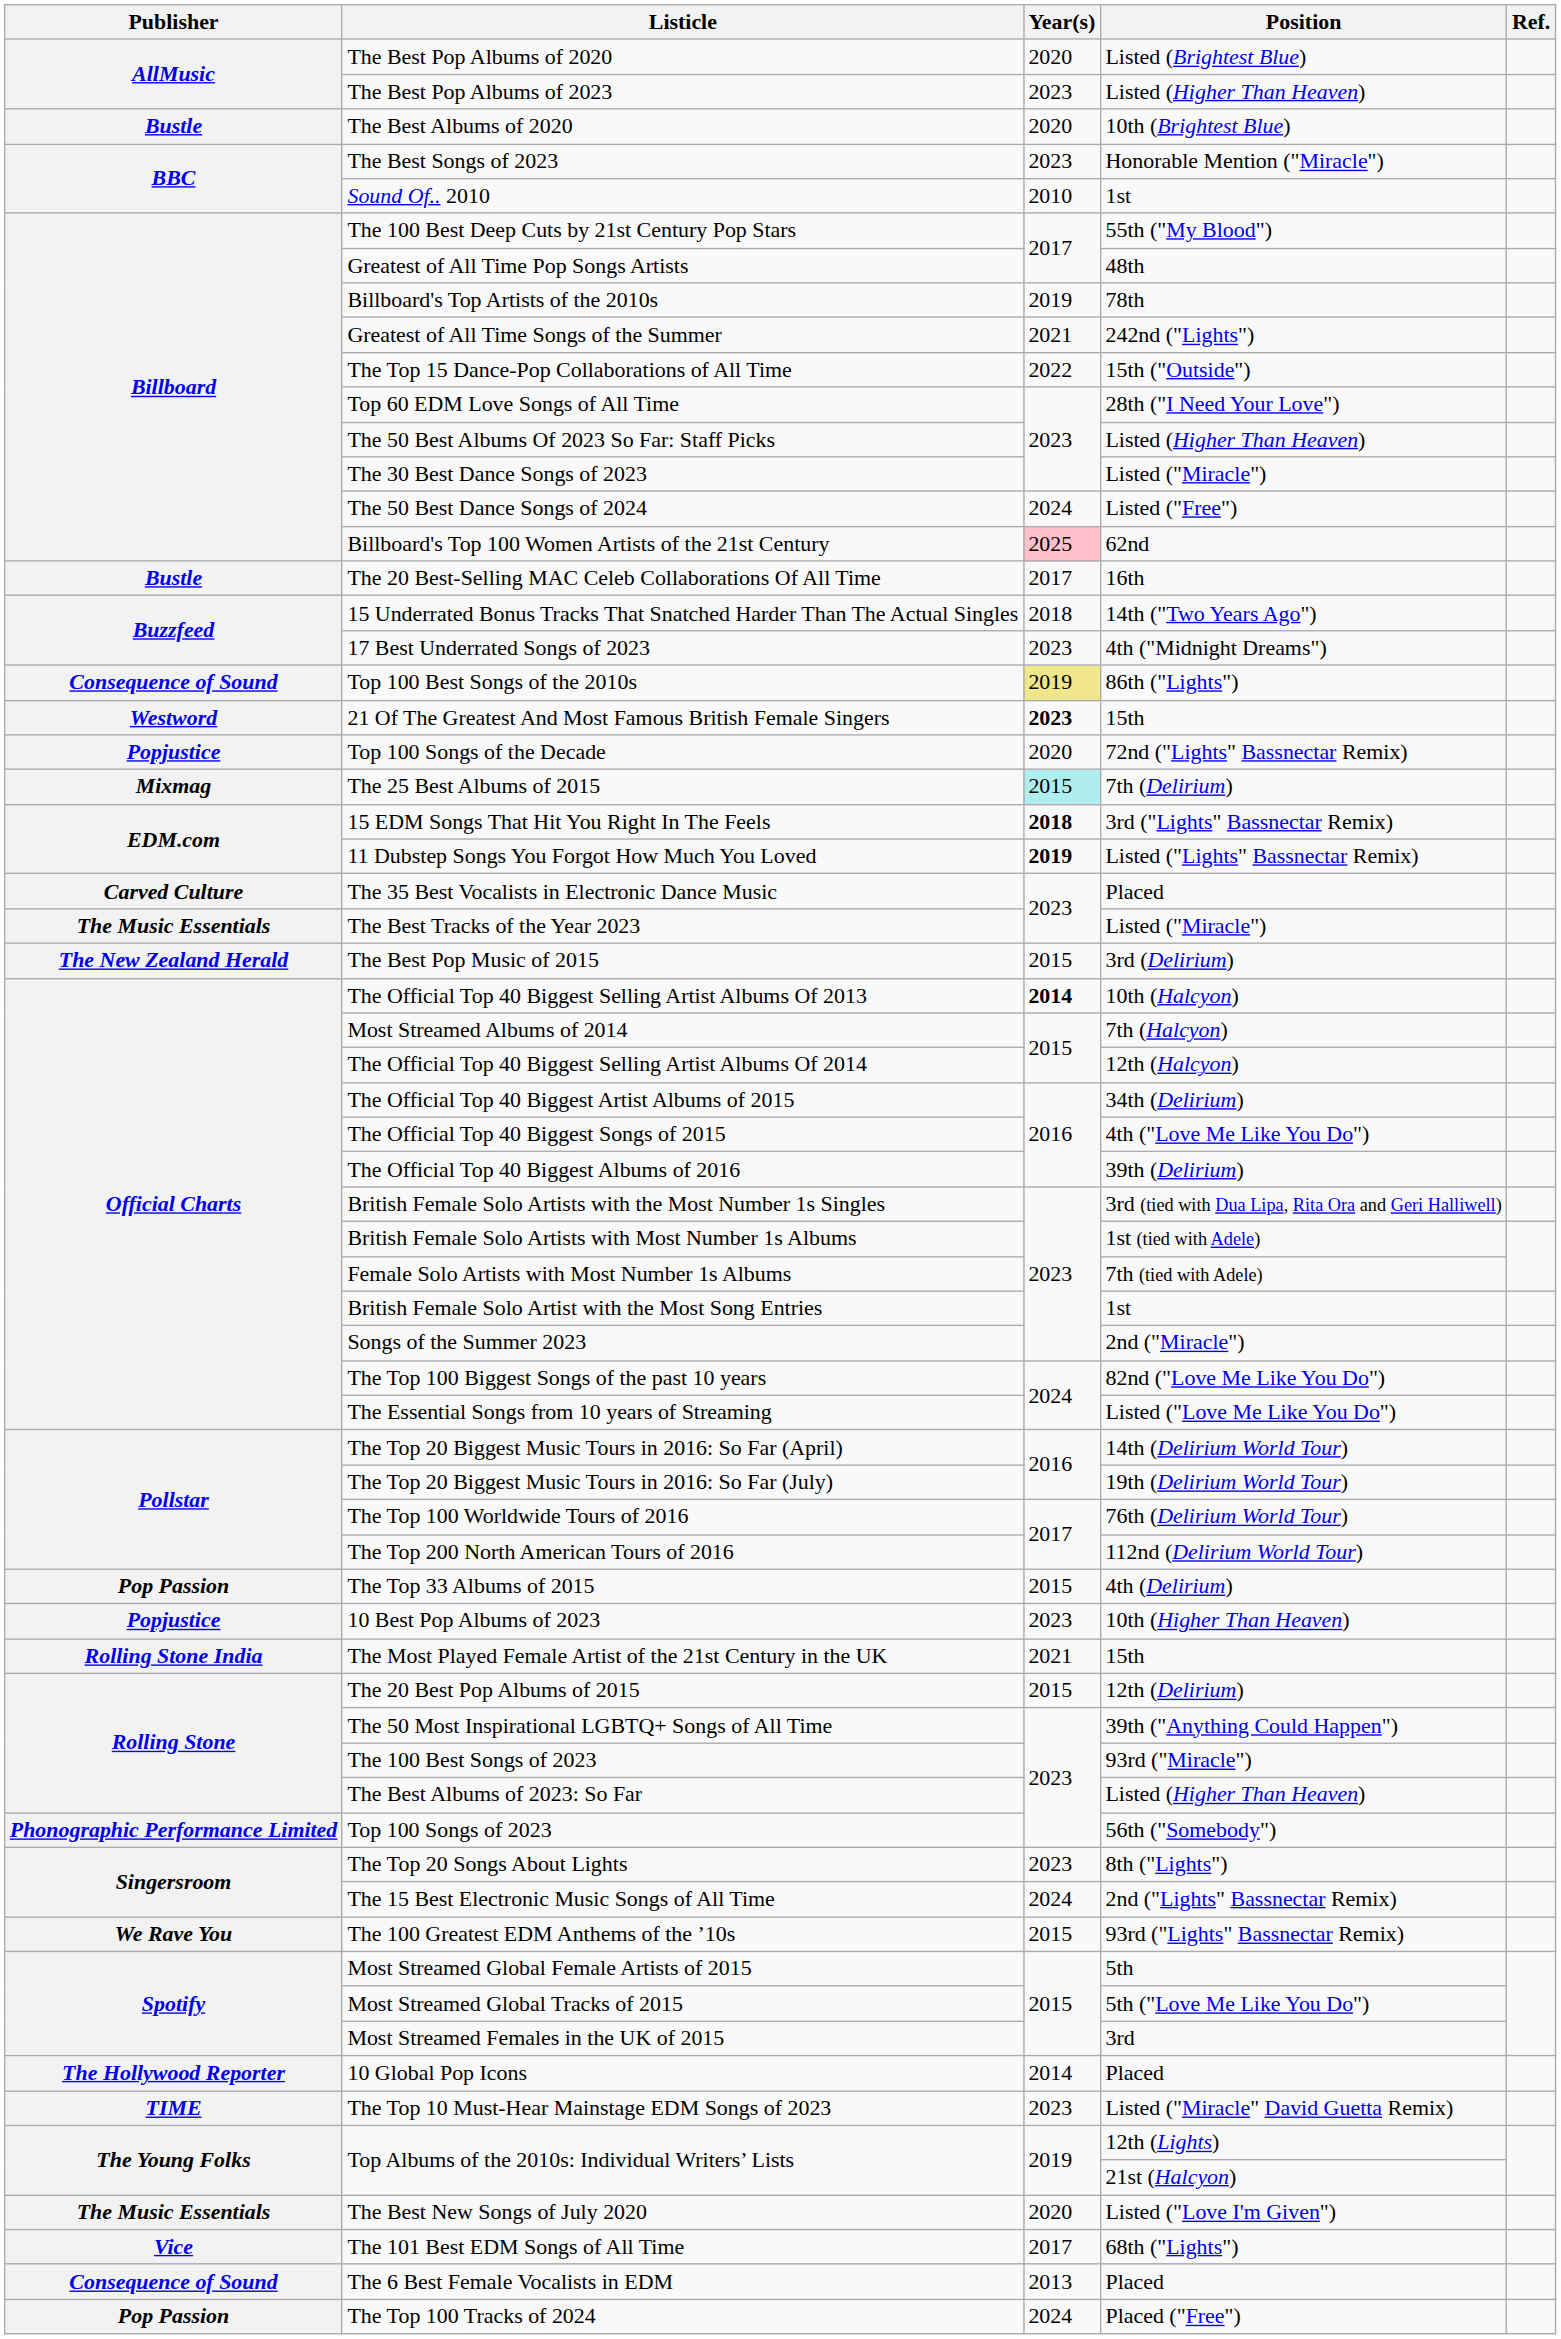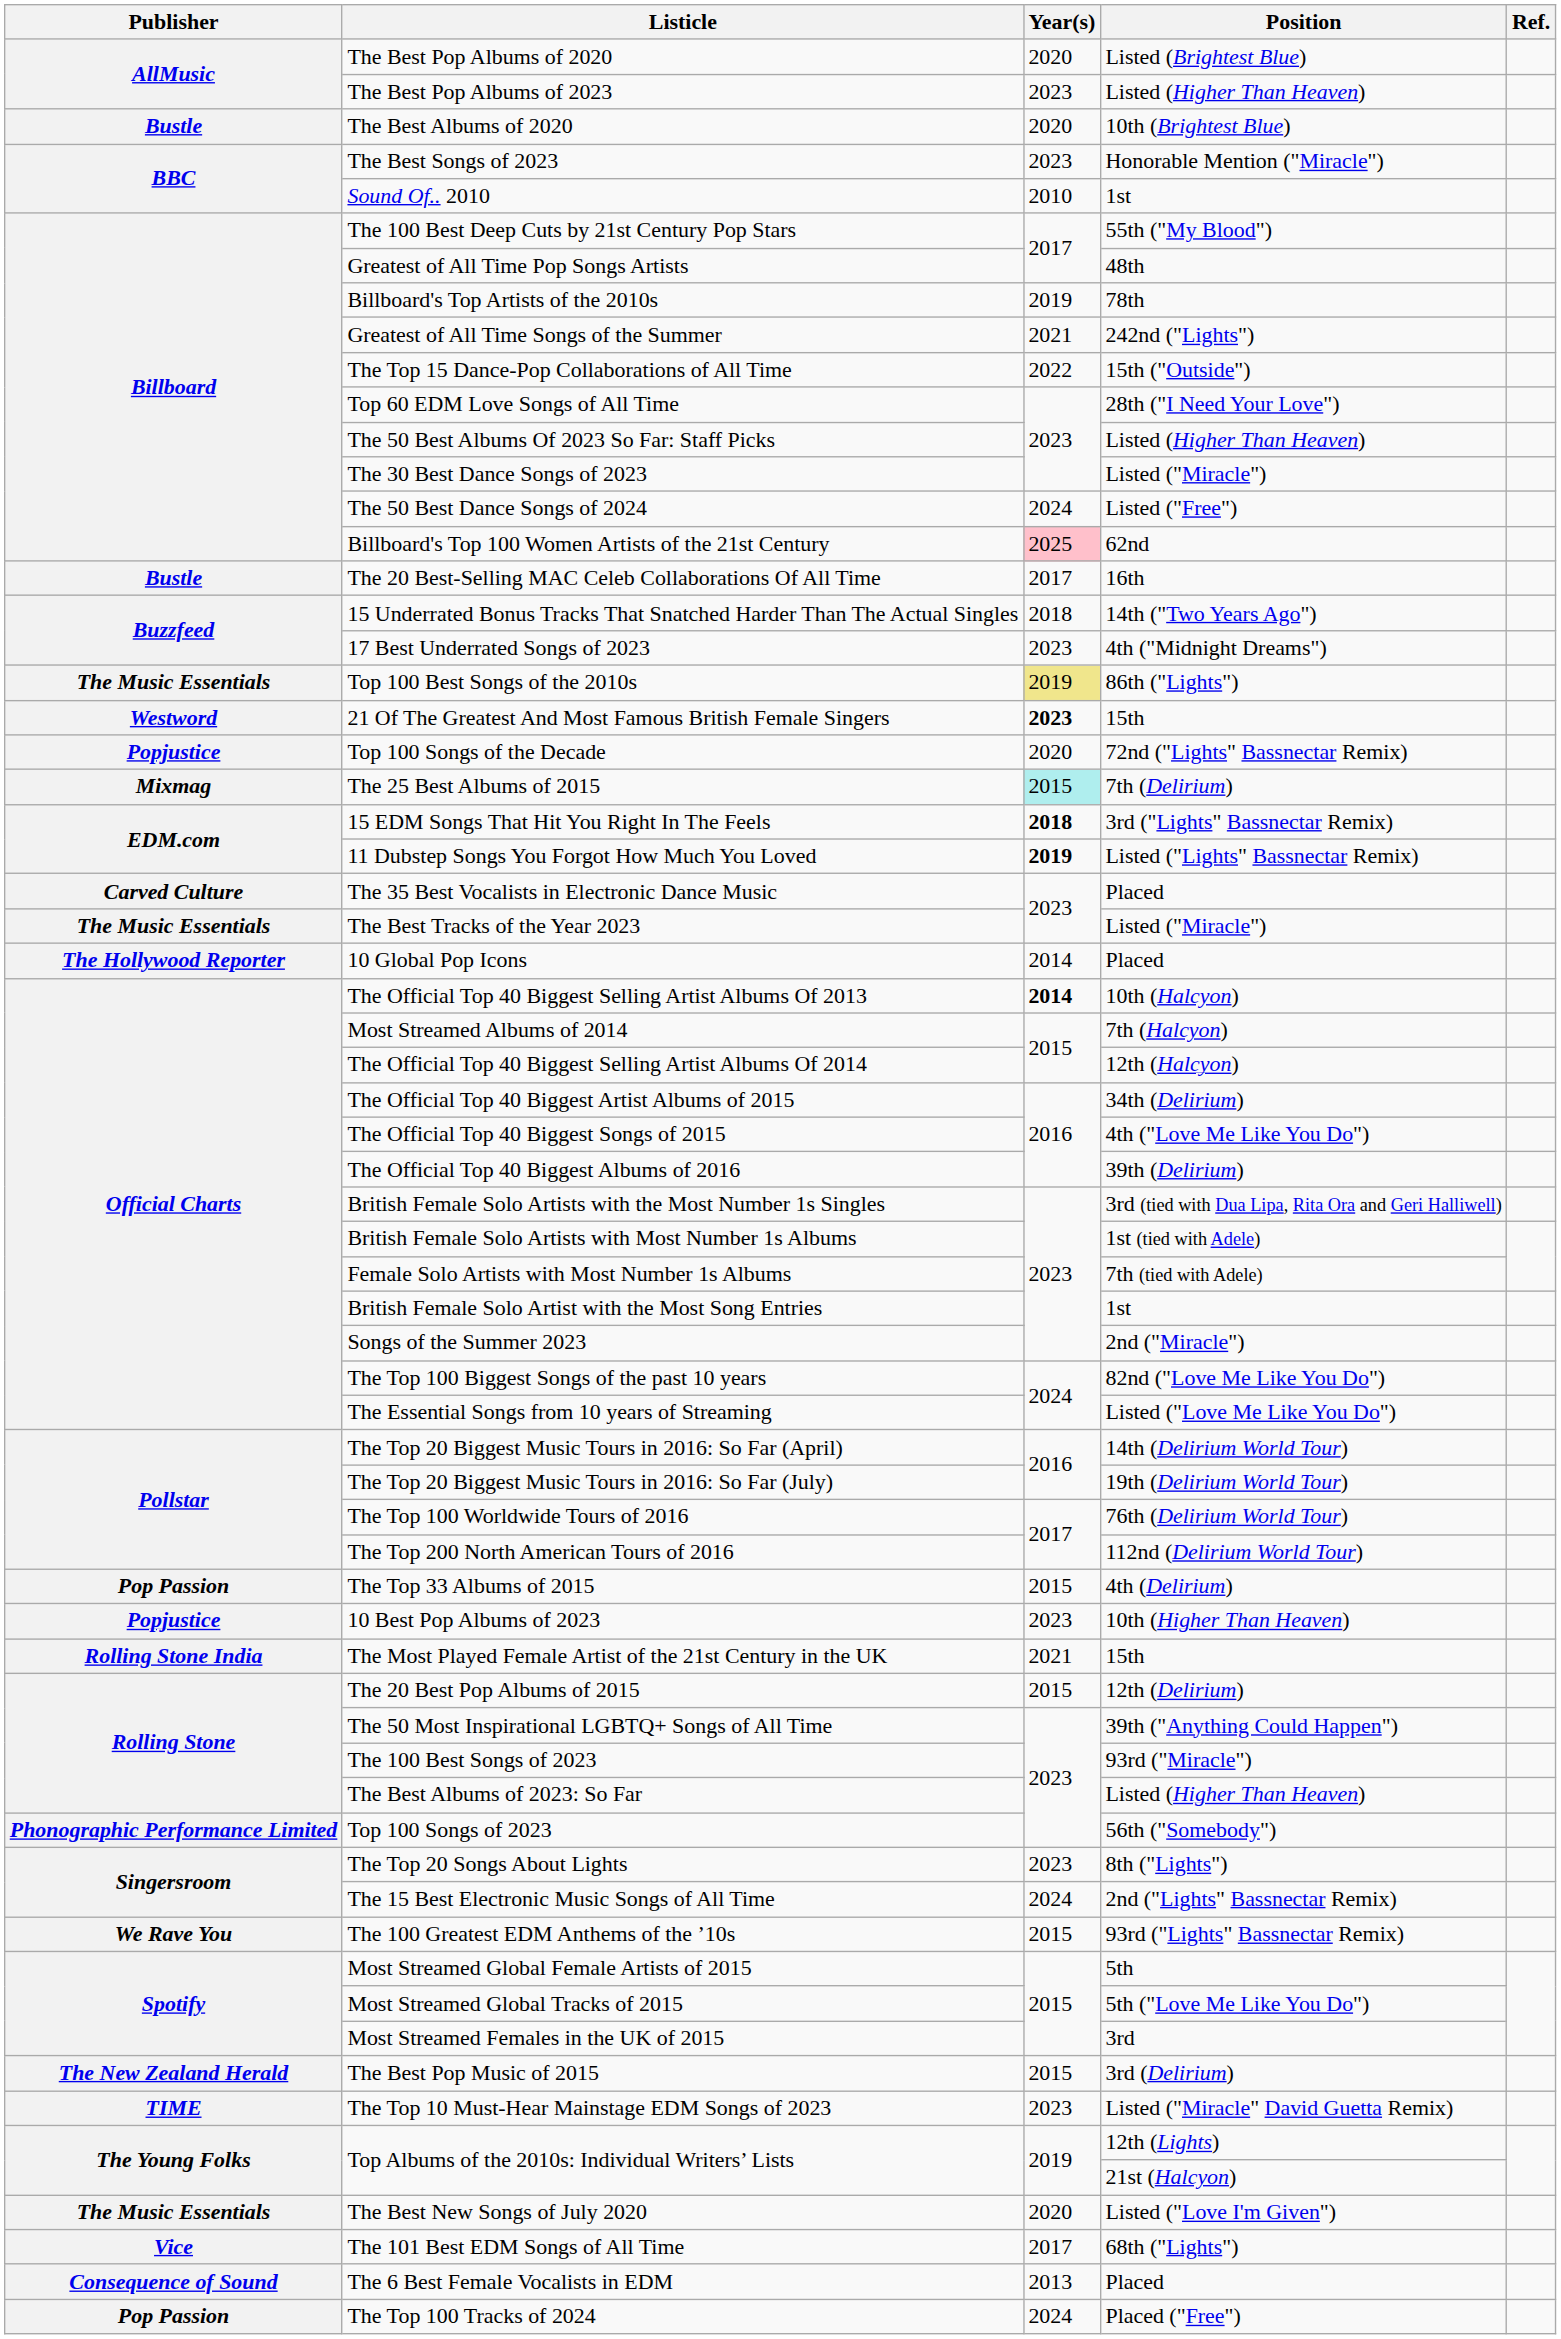(174, 682) Consequence of Sound -> (174, 682) The Music Essentials
rows swapped: (473, 960) <-> (437, 2072)
